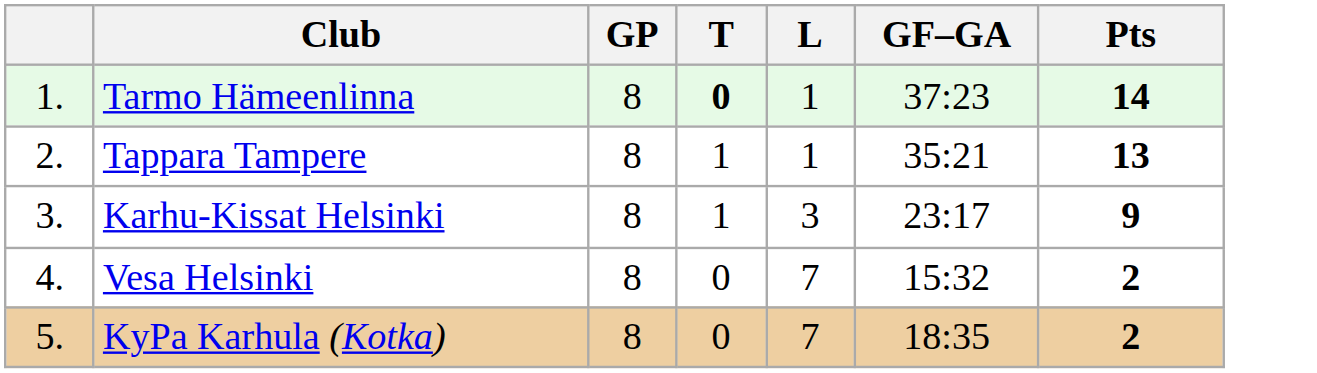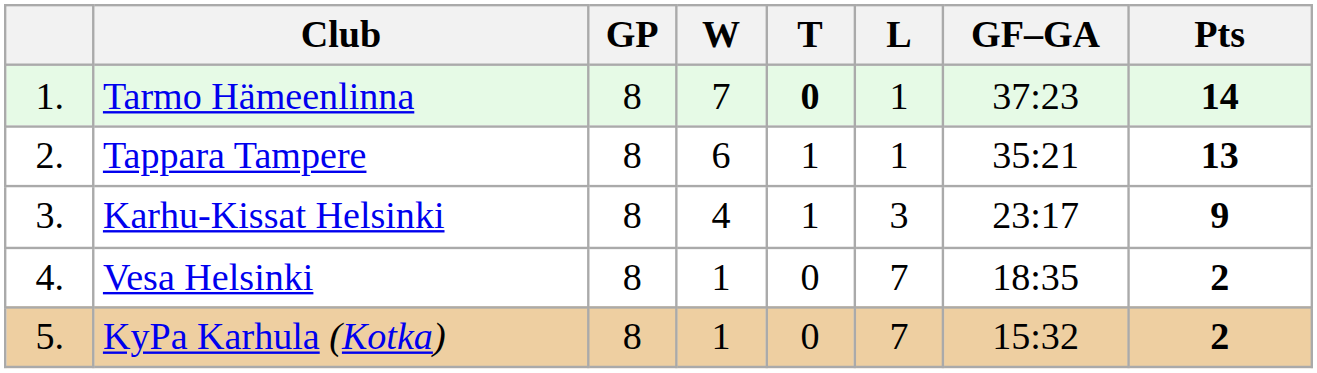+ column: (721, 34)
(947, 276) 15:32 -> (1036, 276) 18:35
(947, 336) 18:35 -> (1036, 336) 15:32
